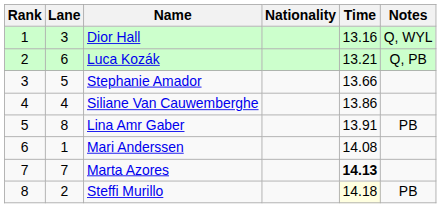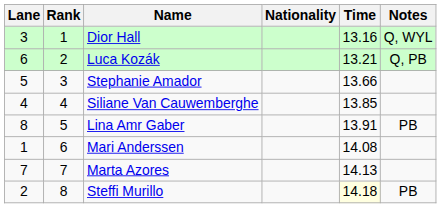columns swapped: (25, 15) <-> (64, 15)
(360, 103) 13.86 -> (360, 103) 13.85
(360, 170) bold -> (360, 170) normal
